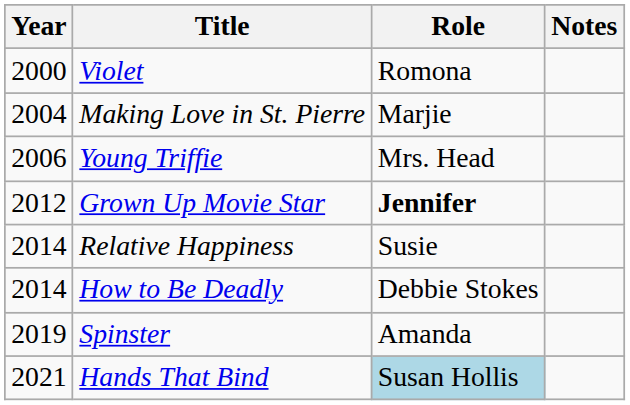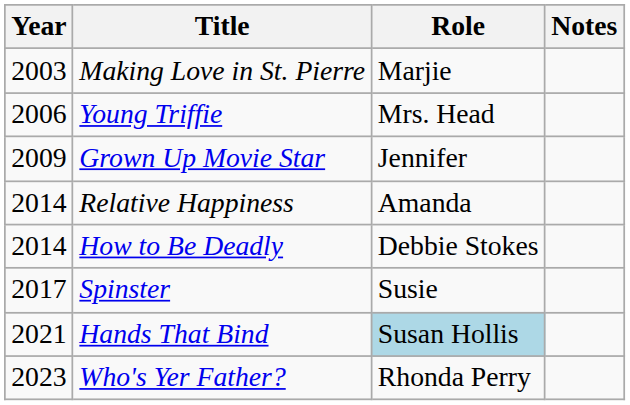- row: (111, 70)
(39, 114) 2004 -> (39, 70) 2003
(39, 202) 2012 -> (39, 158) 2009
(427, 202) bold -> (422, 158) normal
(408, 245) Susie -> (425, 202) Amanda
(39, 333) 2019 -> (39, 289) 2017
(425, 333) Amanda -> (408, 289) Susie
+ row: (183, 377)
